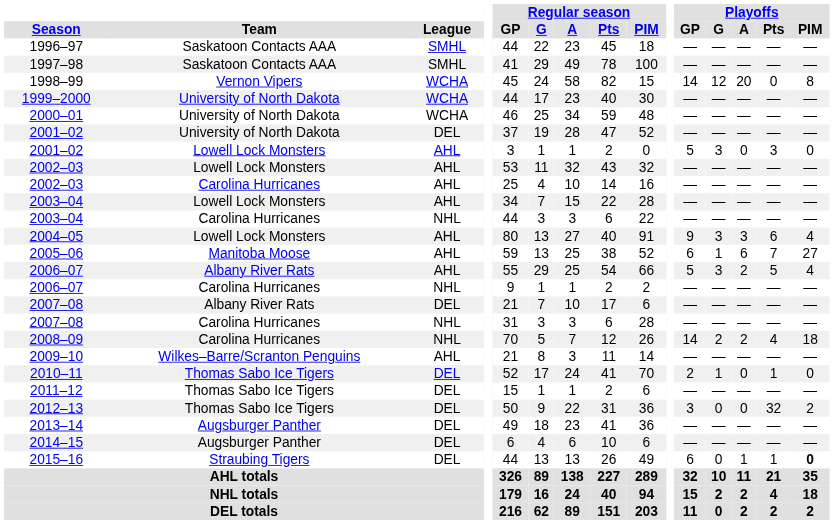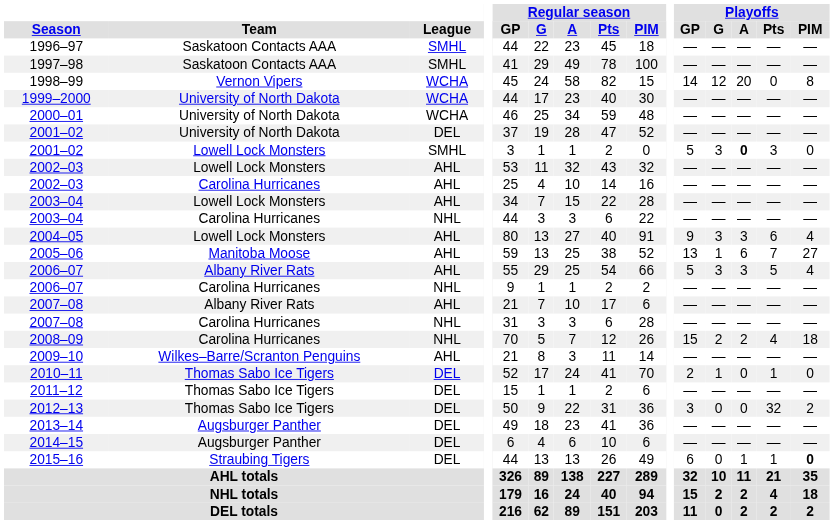(447, 150) AHL -> (447, 150) SMHL
(744, 150) normal -> (744, 150) bold
(690, 253) 6 -> (690, 253) 13
(744, 270) 2 -> (744, 270) 3
(447, 305) DEL -> (447, 305) AHL
(690, 339) 14 -> (690, 339) 15
